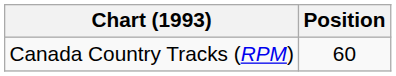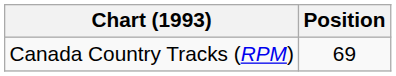(344, 53) 60 -> (344, 53) 69
